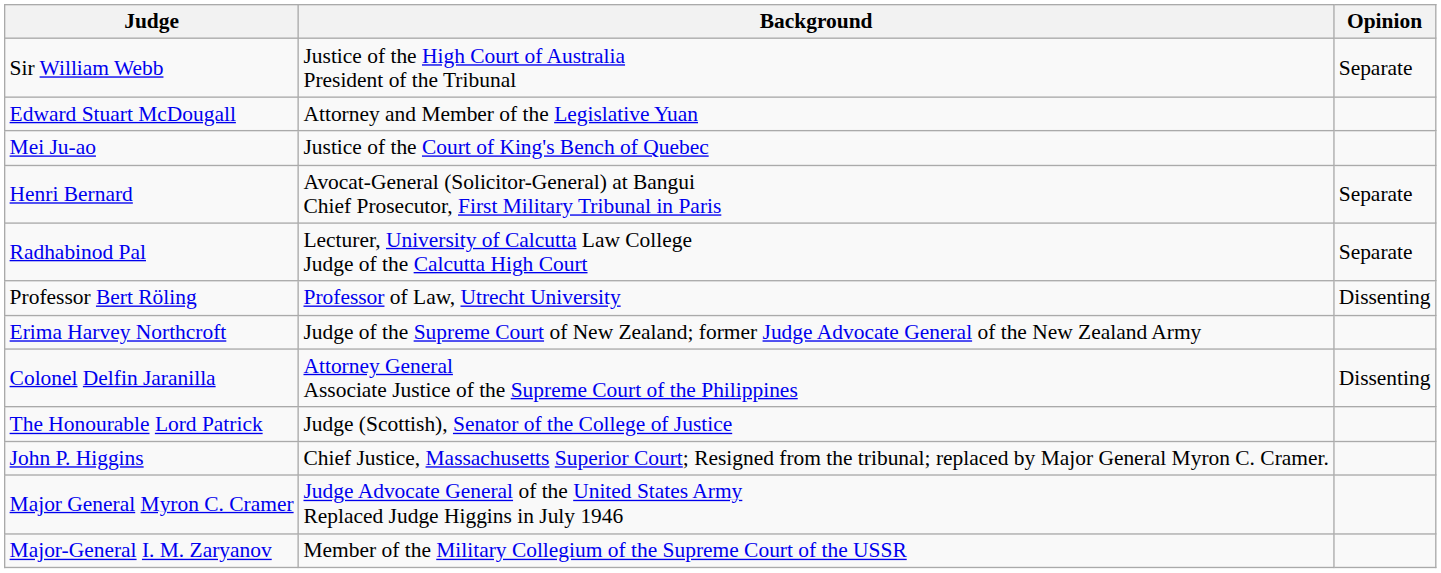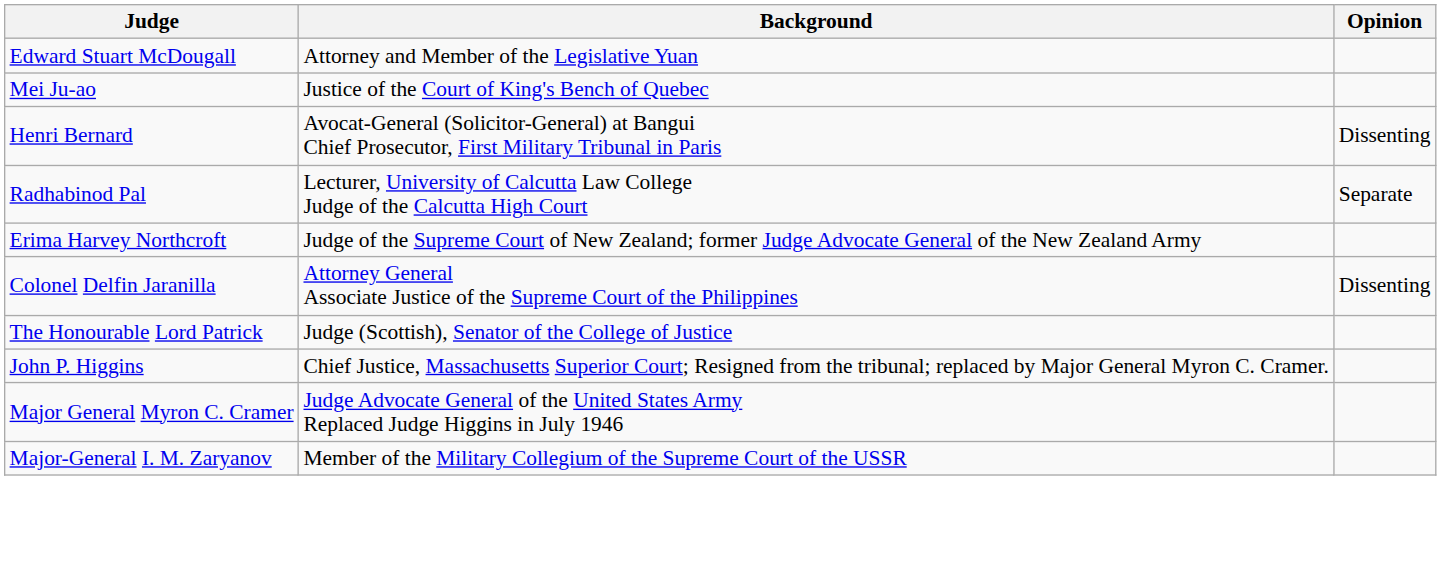- row: (87, 67)
(1376, 193) Separate -> (1385, 135) Dissenting
- row: (103, 297)
